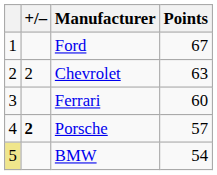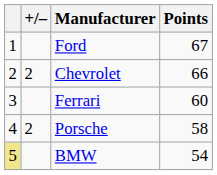(200, 73) 63 -> (200, 73) 66
(29, 128) bold -> (29, 128) normal
(200, 128) 57 -> (200, 128) 58
